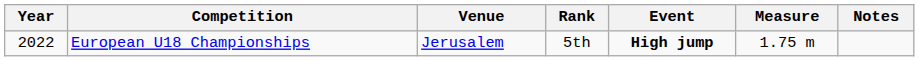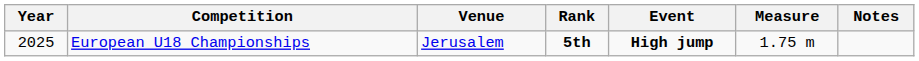(36, 43) 2022 -> (36, 43) 2025
(577, 43) normal -> (577, 43) bold
